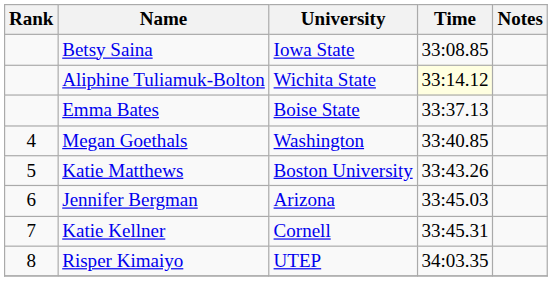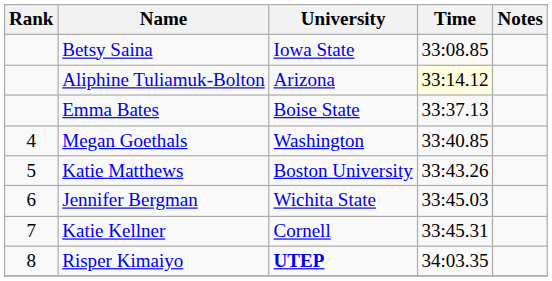(325, 79) Wichita State -> (304, 79) Arizona
(304, 200) Arizona -> (325, 200) Wichita State
(297, 261) normal -> (299, 261) bold
